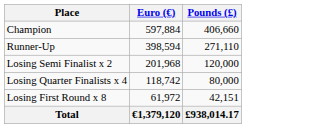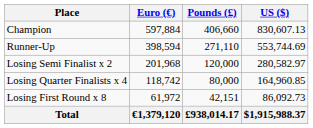+ column: (275, 13)
